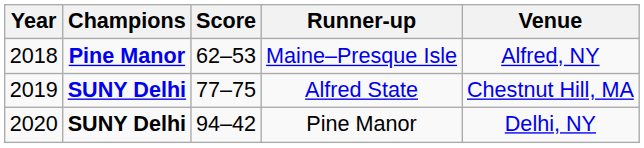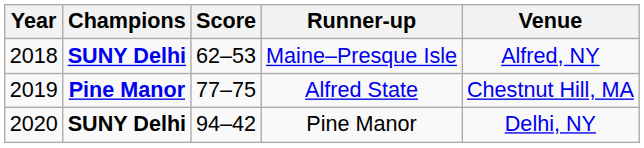(127, 55) Pine Manor -> (127, 55) SUNY Delhi
(127, 90) SUNY Delhi -> (127, 90) Pine Manor
